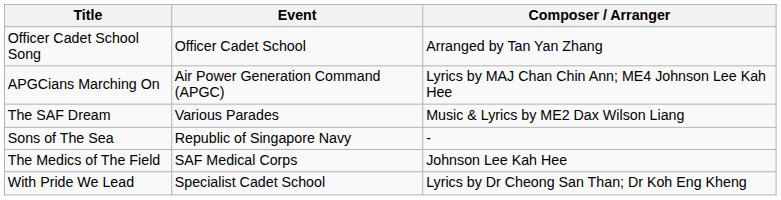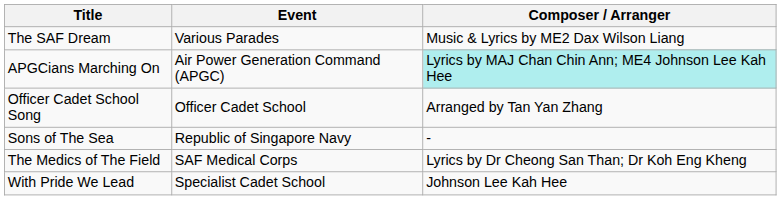rows swapped: (59, 115) <-> (73, 46)
(596, 84) no background -> (596, 68) paleturquoise background
(497, 160) Johnson Lee Kah Hee -> (586, 160) Lyrics by Dr Cheong San Than; Dr Koh Eng Kheng
(586, 183) Lyrics by Dr Cheong San Than; Dr Koh Eng Kheng -> (497, 183) Johnson Lee Kah Hee
